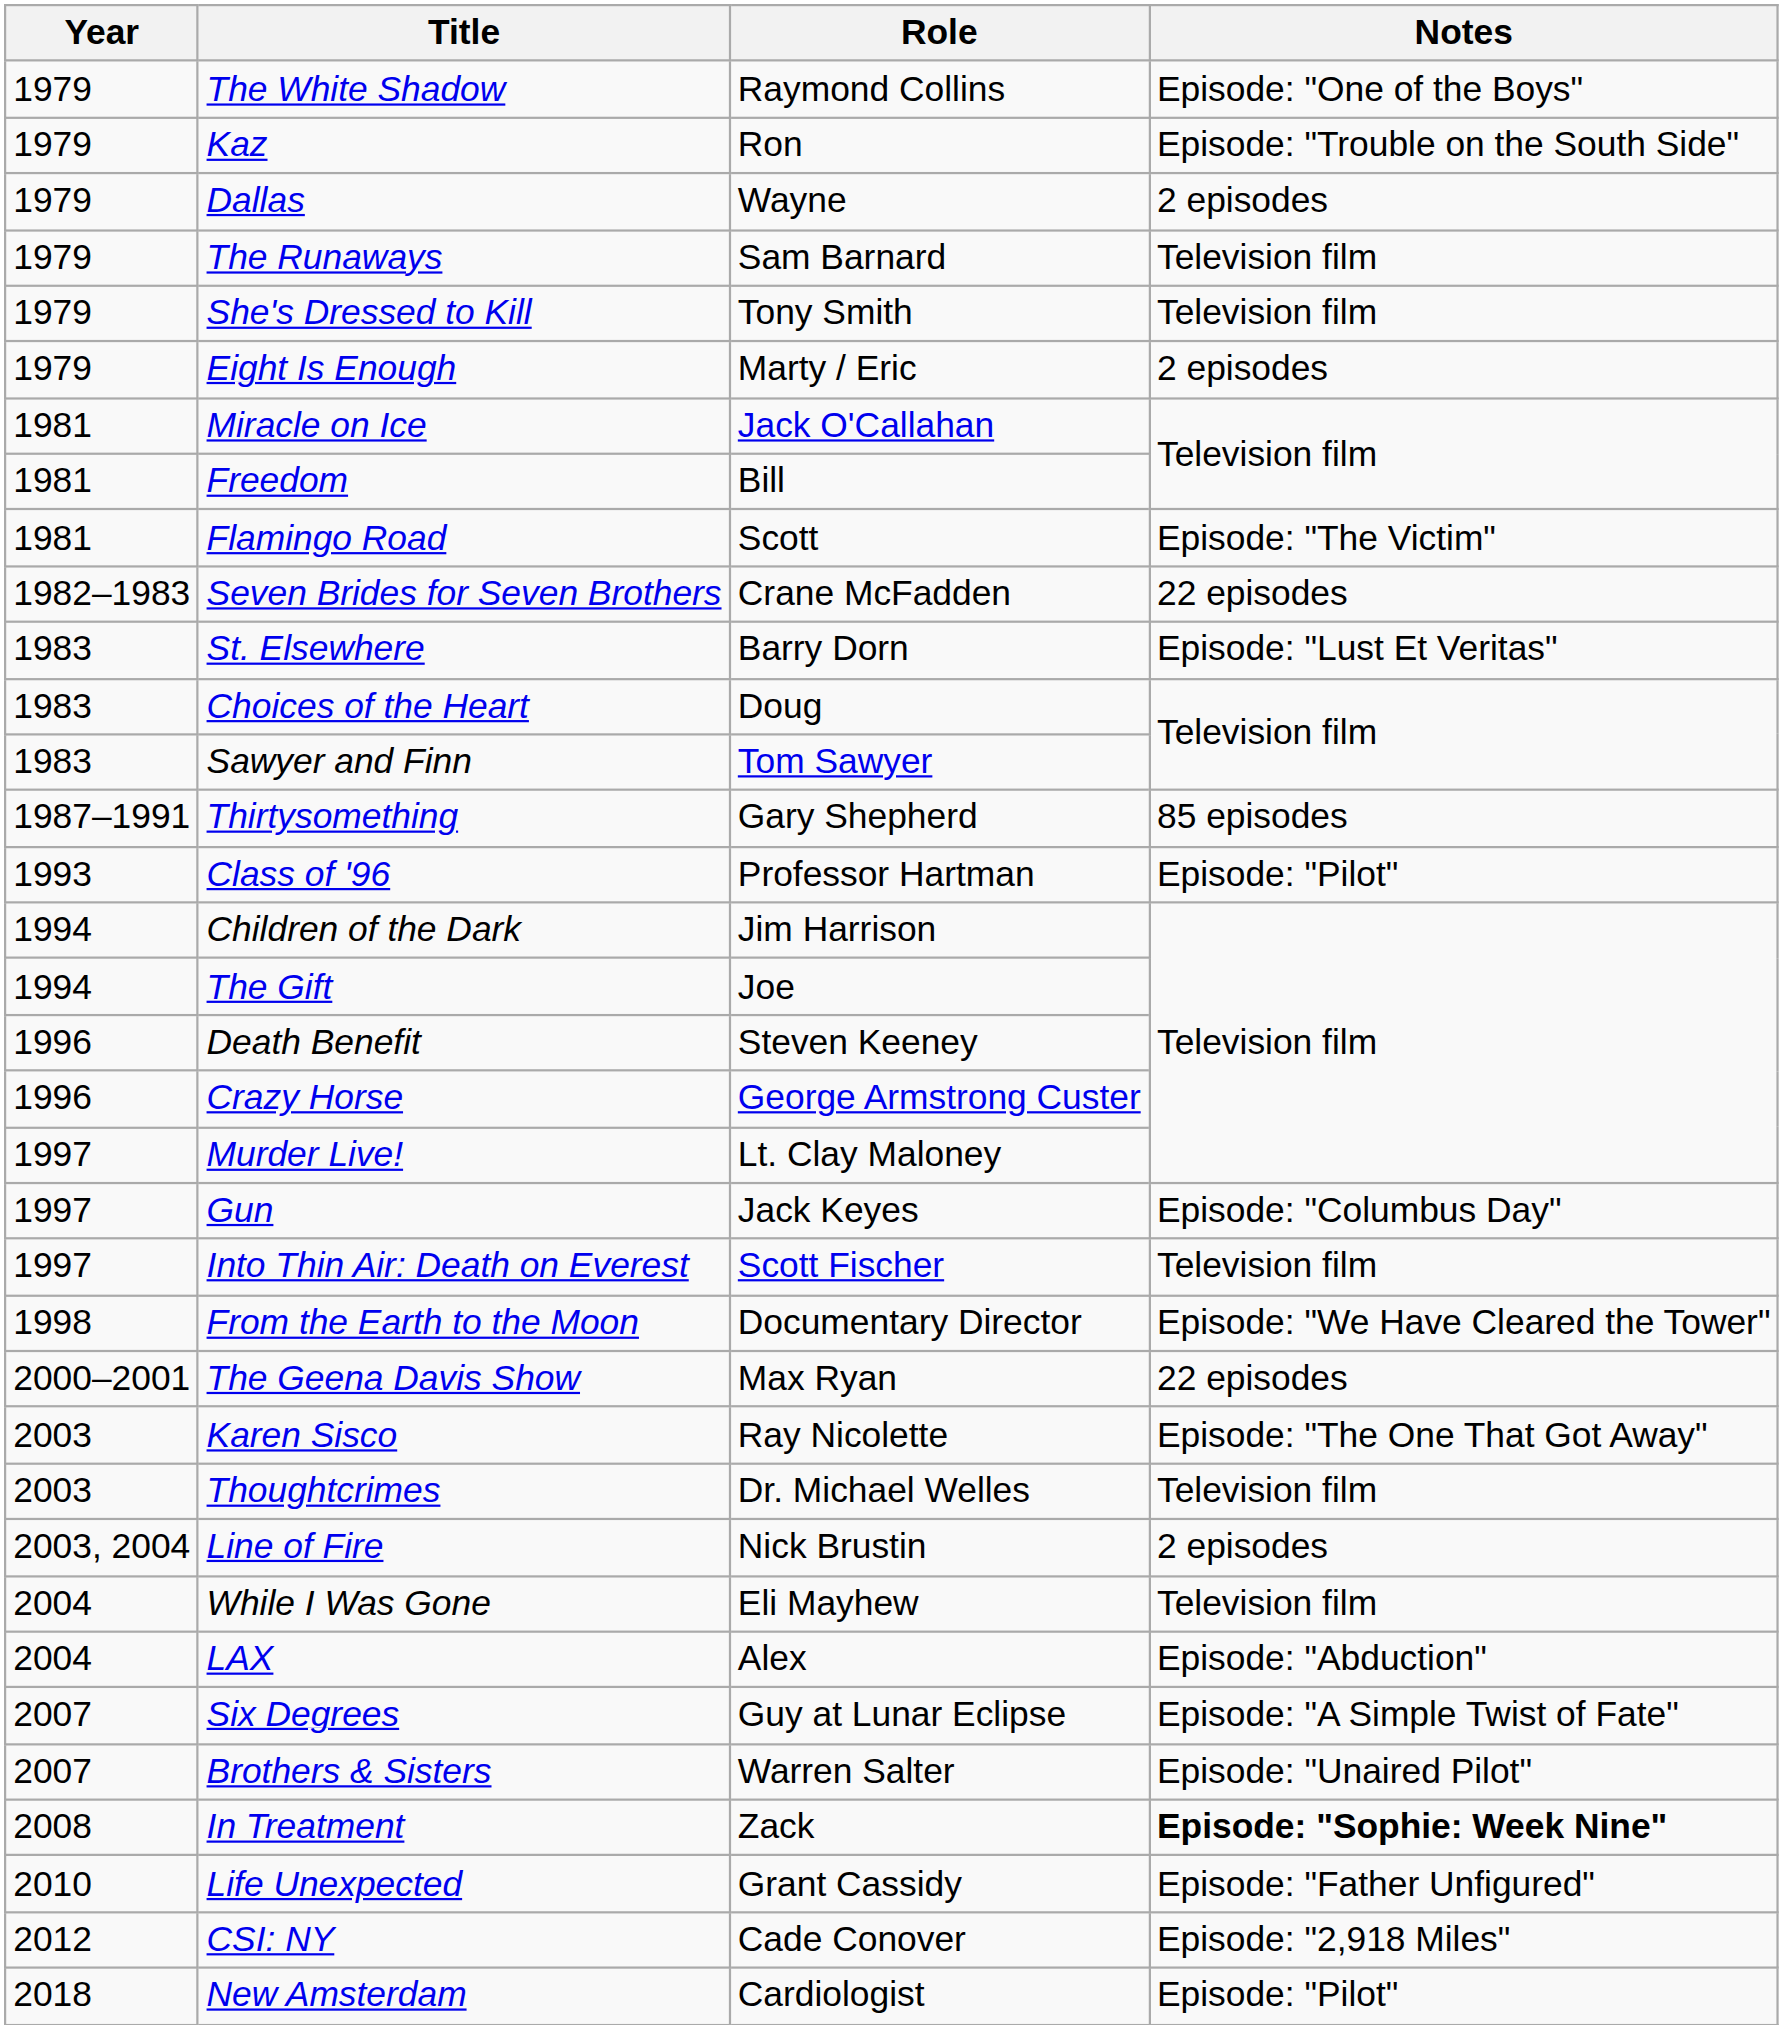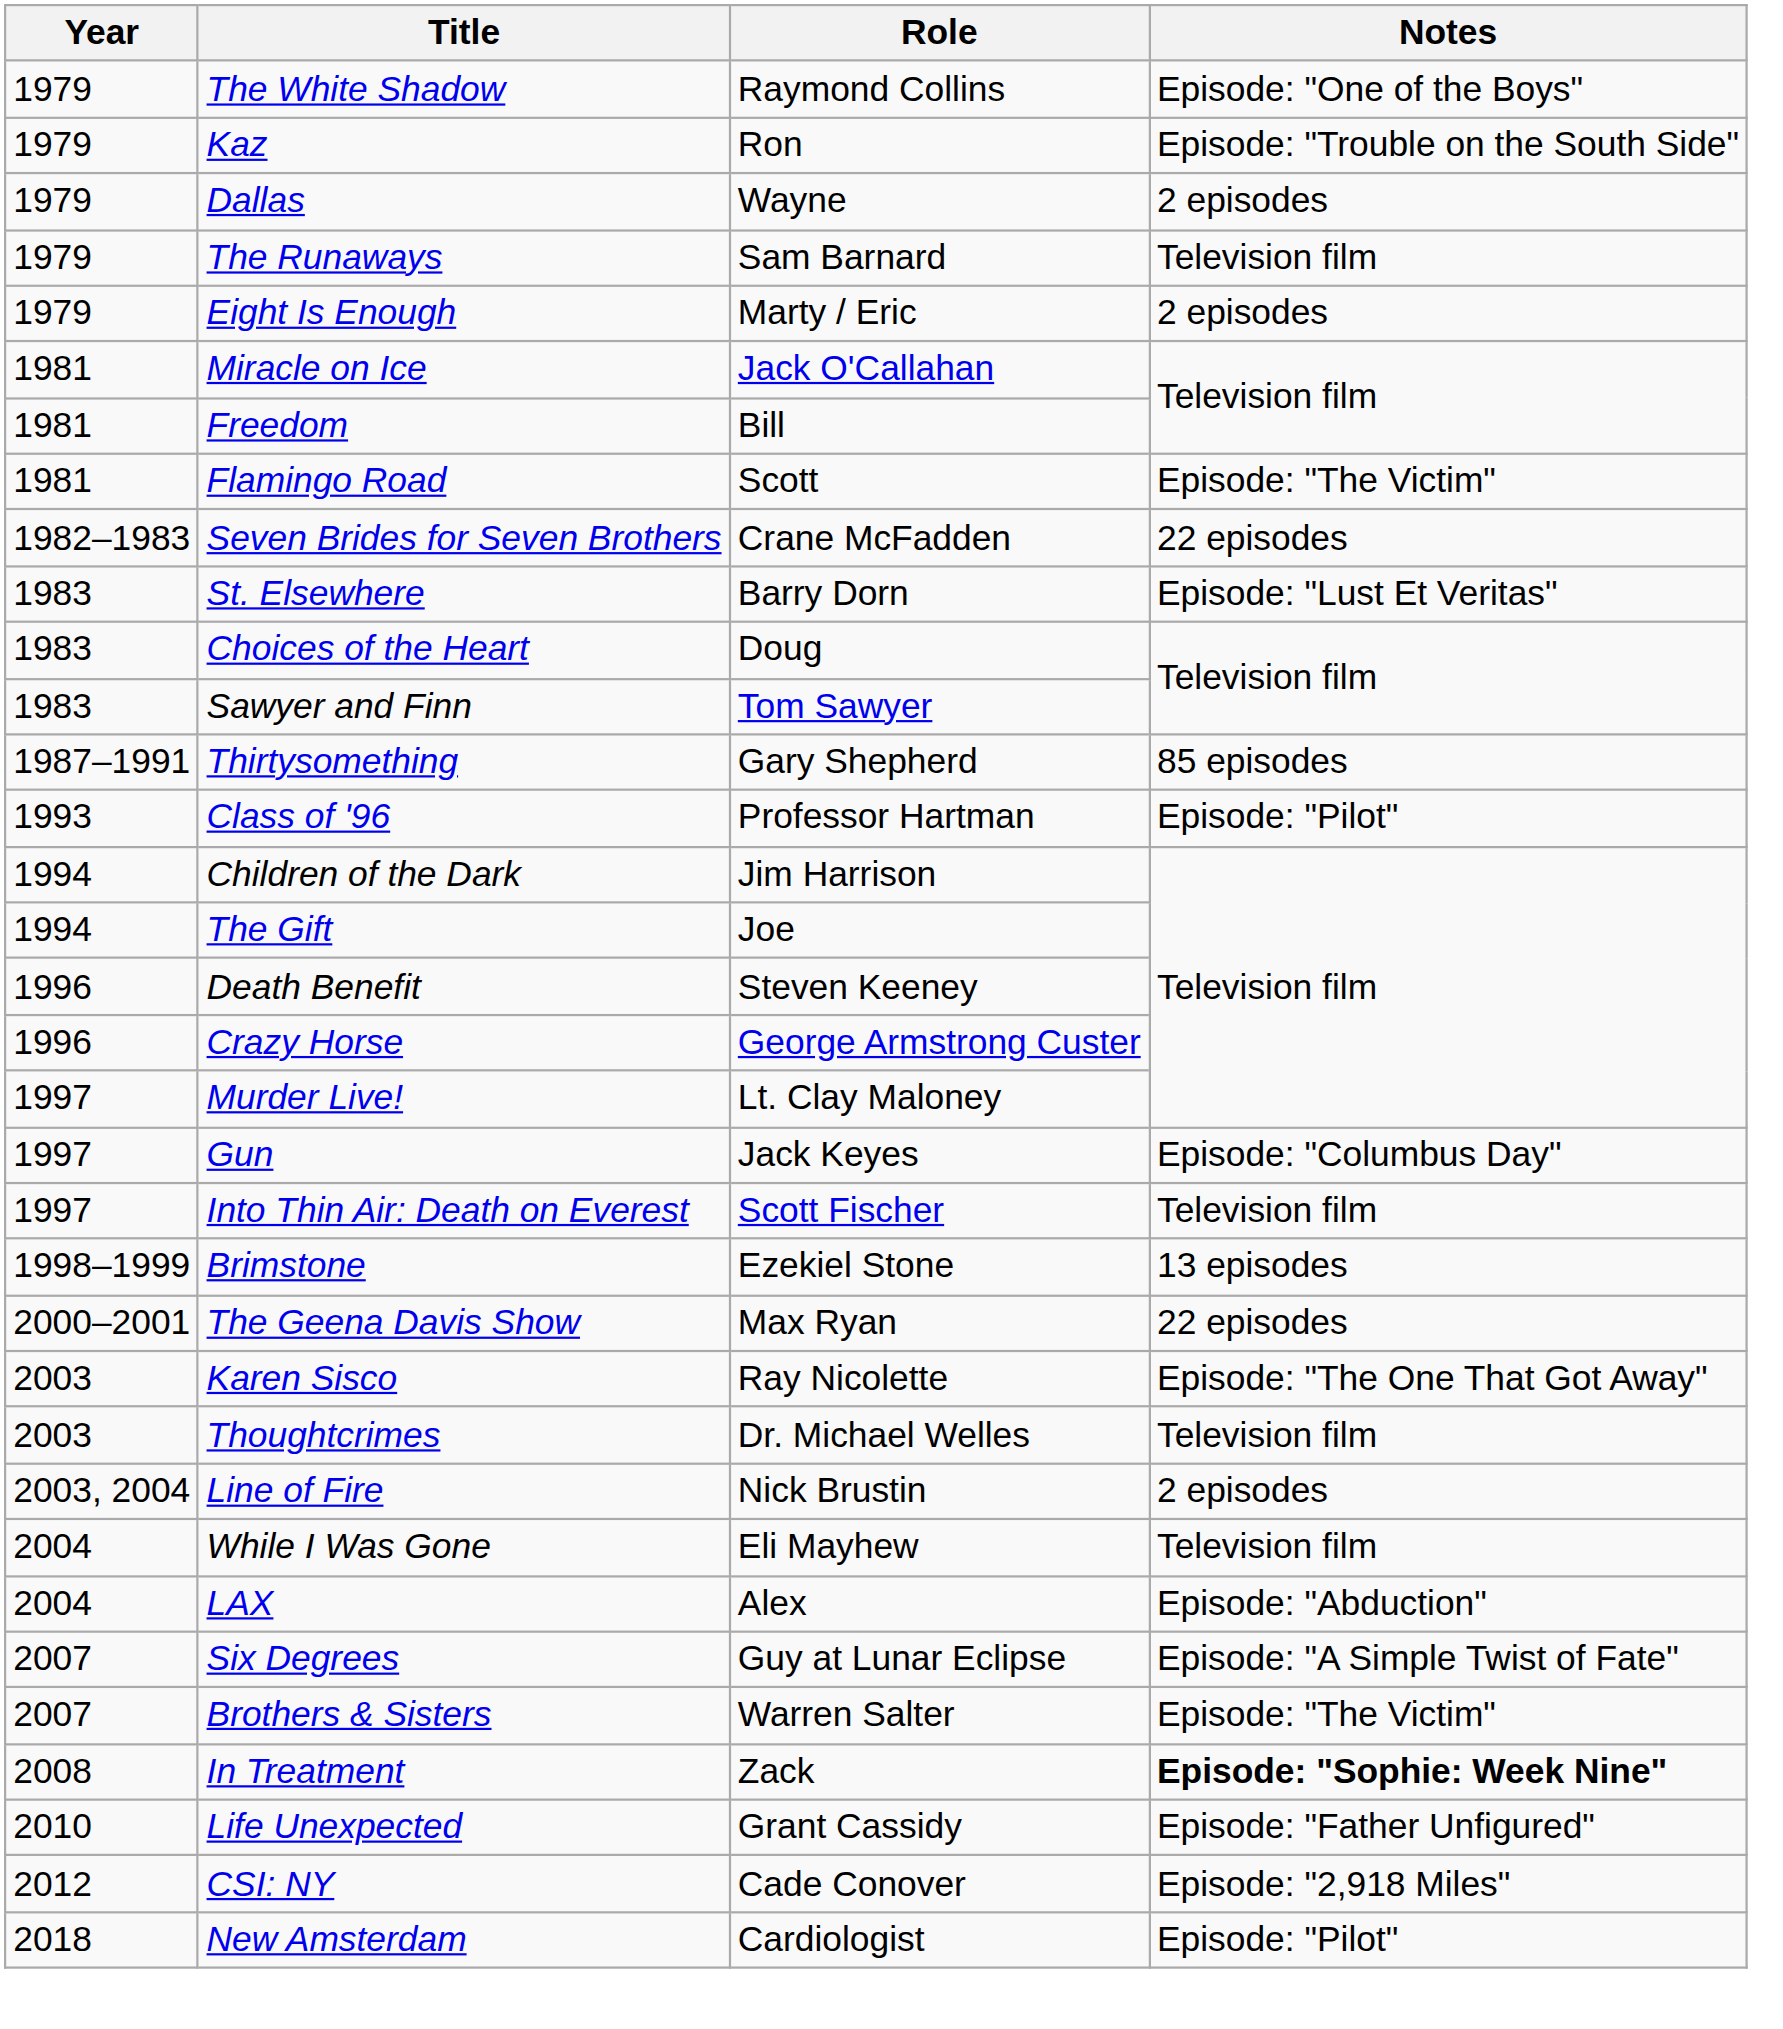- row: (369, 312)
- row: (423, 1322)
+ row: (286, 1266)
(1344, 1770) Episode: "Unaired Pilot" -> (1326, 1714) Episode: "The Victim"
